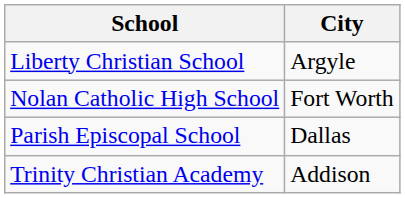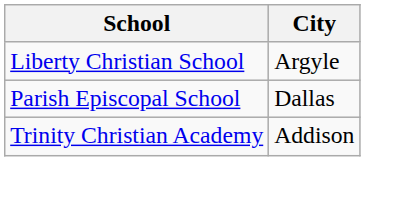- row: (145, 98)
